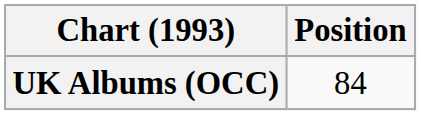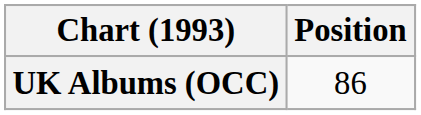(350, 82) 84 -> (350, 82) 86
